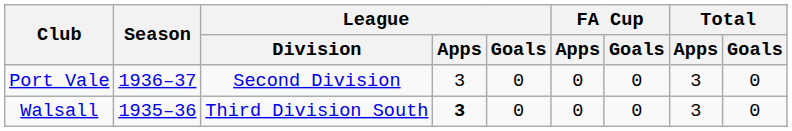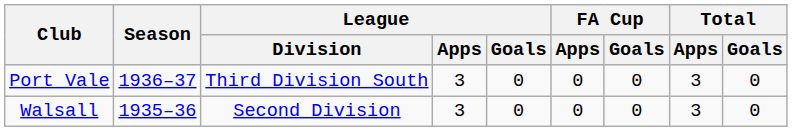(317, 80) Second Division -> (317, 80) Third Division South
(317, 111) Third Division South -> (317, 111) Second Division
(460, 111) bold -> (460, 111) normal
